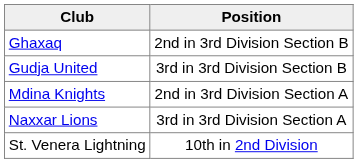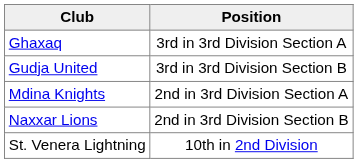(251, 42) 2nd in 3rd Division Section B -> (251, 42) 3rd in 3rd Division Section A
(251, 119) 3rd in 3rd Division Section A -> (251, 119) 2nd in 3rd Division Section B
